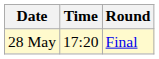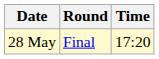columns swapped: (81, 16) <-> (128, 16)
